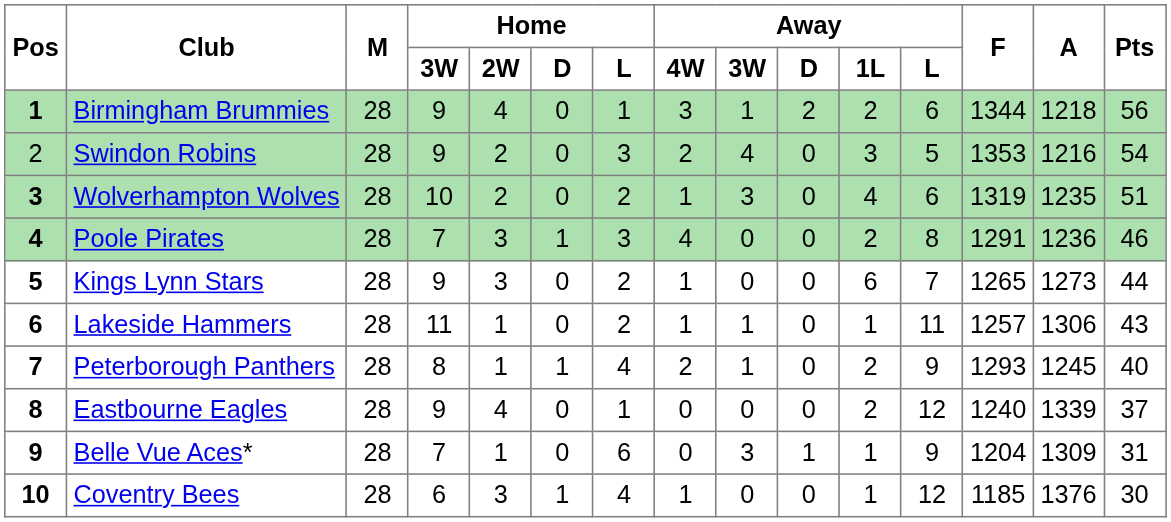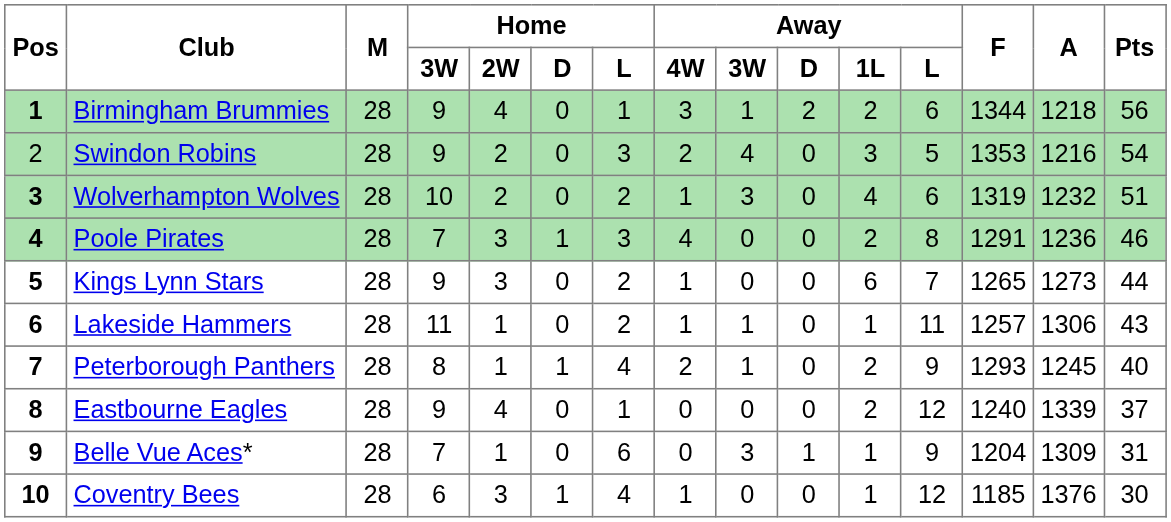(1069, 196) 1235 -> (1069, 196) 1232
